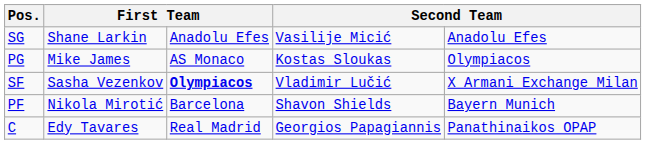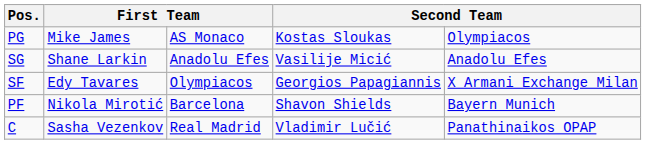rows swapped: (16, 61) <-> (16, 38)
(105, 83) Sasha Vezenkov -> (93, 83) Edy Tavares
(211, 83) bold -> (211, 83) normal
(333, 83) Vladimir Lučić -> (358, 83) Georgios Papagiannis
(93, 128) Edy Tavares -> (105, 128) Sasha Vezenkov
(358, 128) Georgios Papagiannis -> (333, 128) Vladimir Lučić
